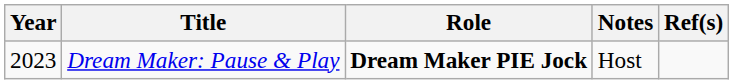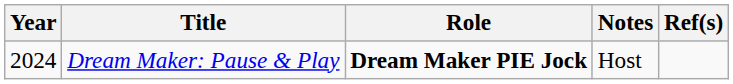(33, 59) 2023 -> (33, 59) 2024
